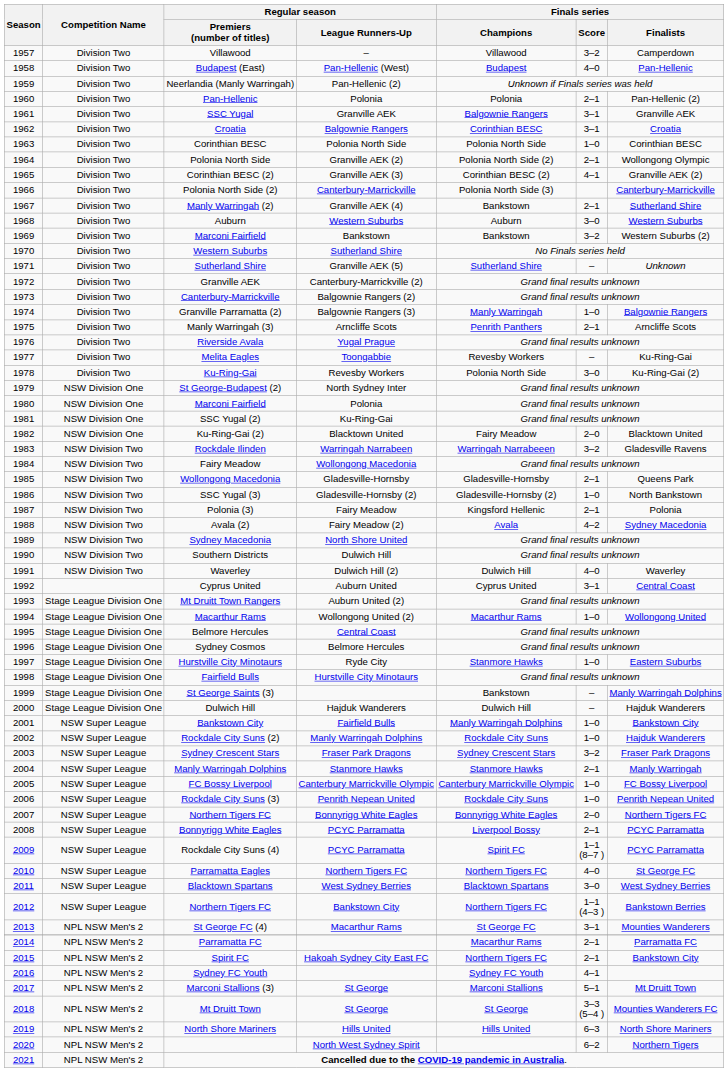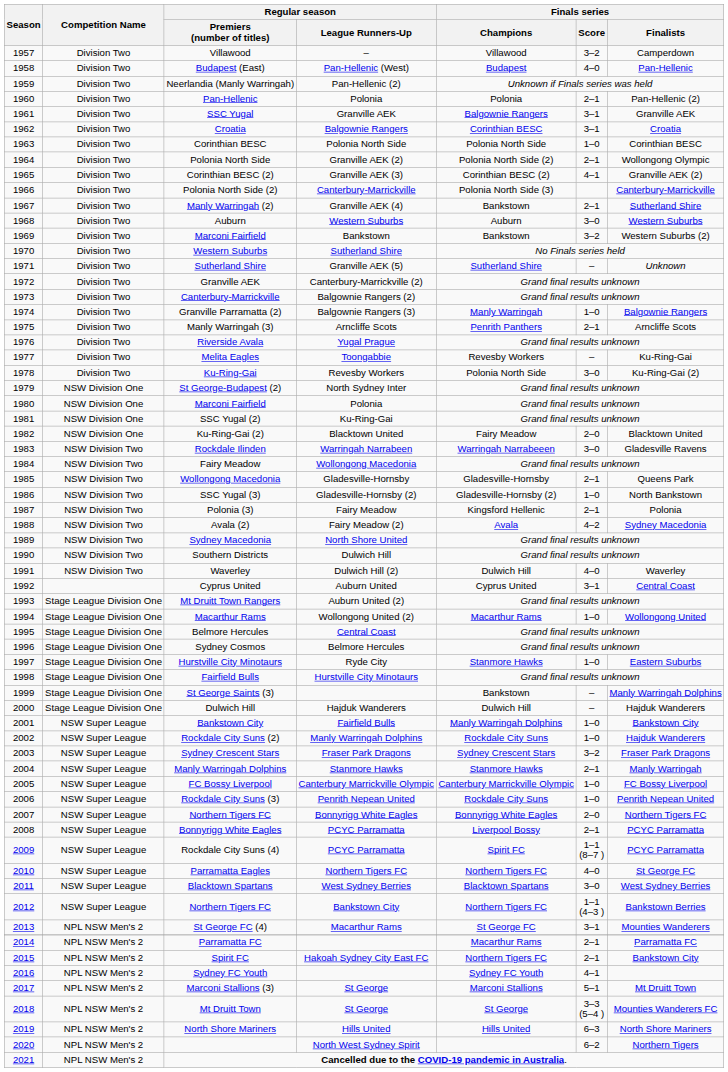(592, 449) 3–2 -> (592, 449) 3–0
